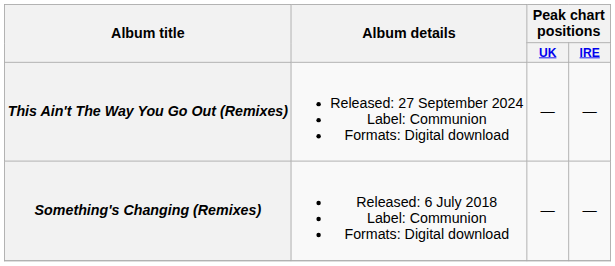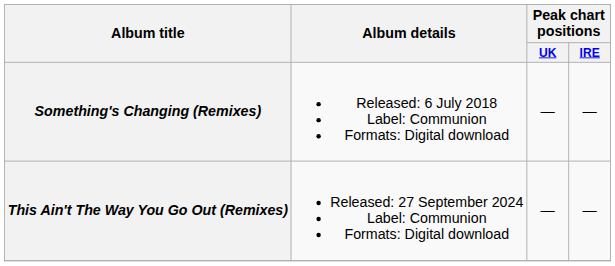rows swapped: (148, 210) <-> (148, 111)
